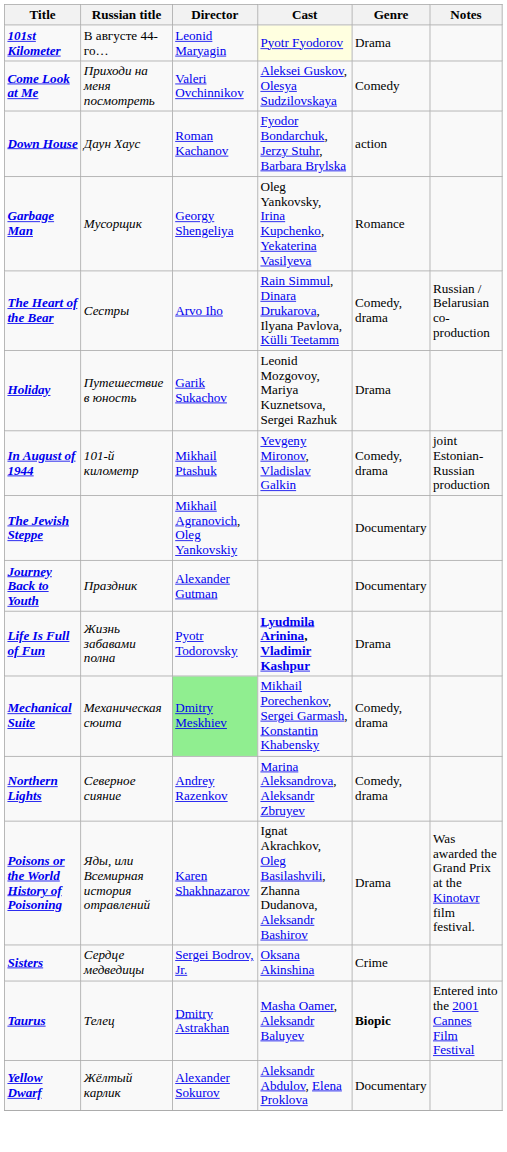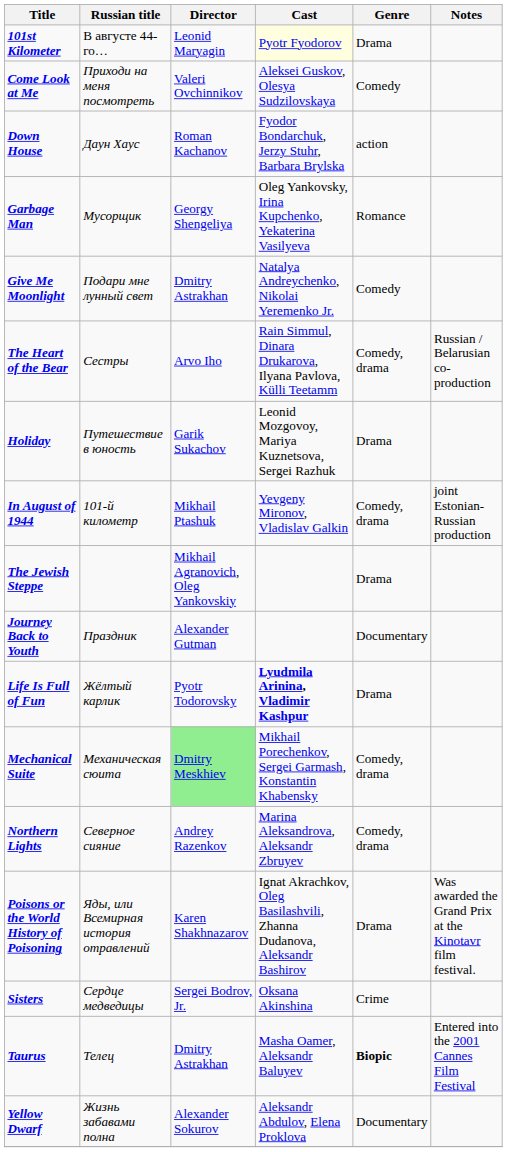+ row: (36, 288)
(391, 528) Documentary -> (374, 578) Drama
(110, 643) Жизнь забавами полна -> (107, 693) Жёлтый карлик
(108, 1085) Жёлтый карлик -> (109, 1121) Жизнь забавами полна
